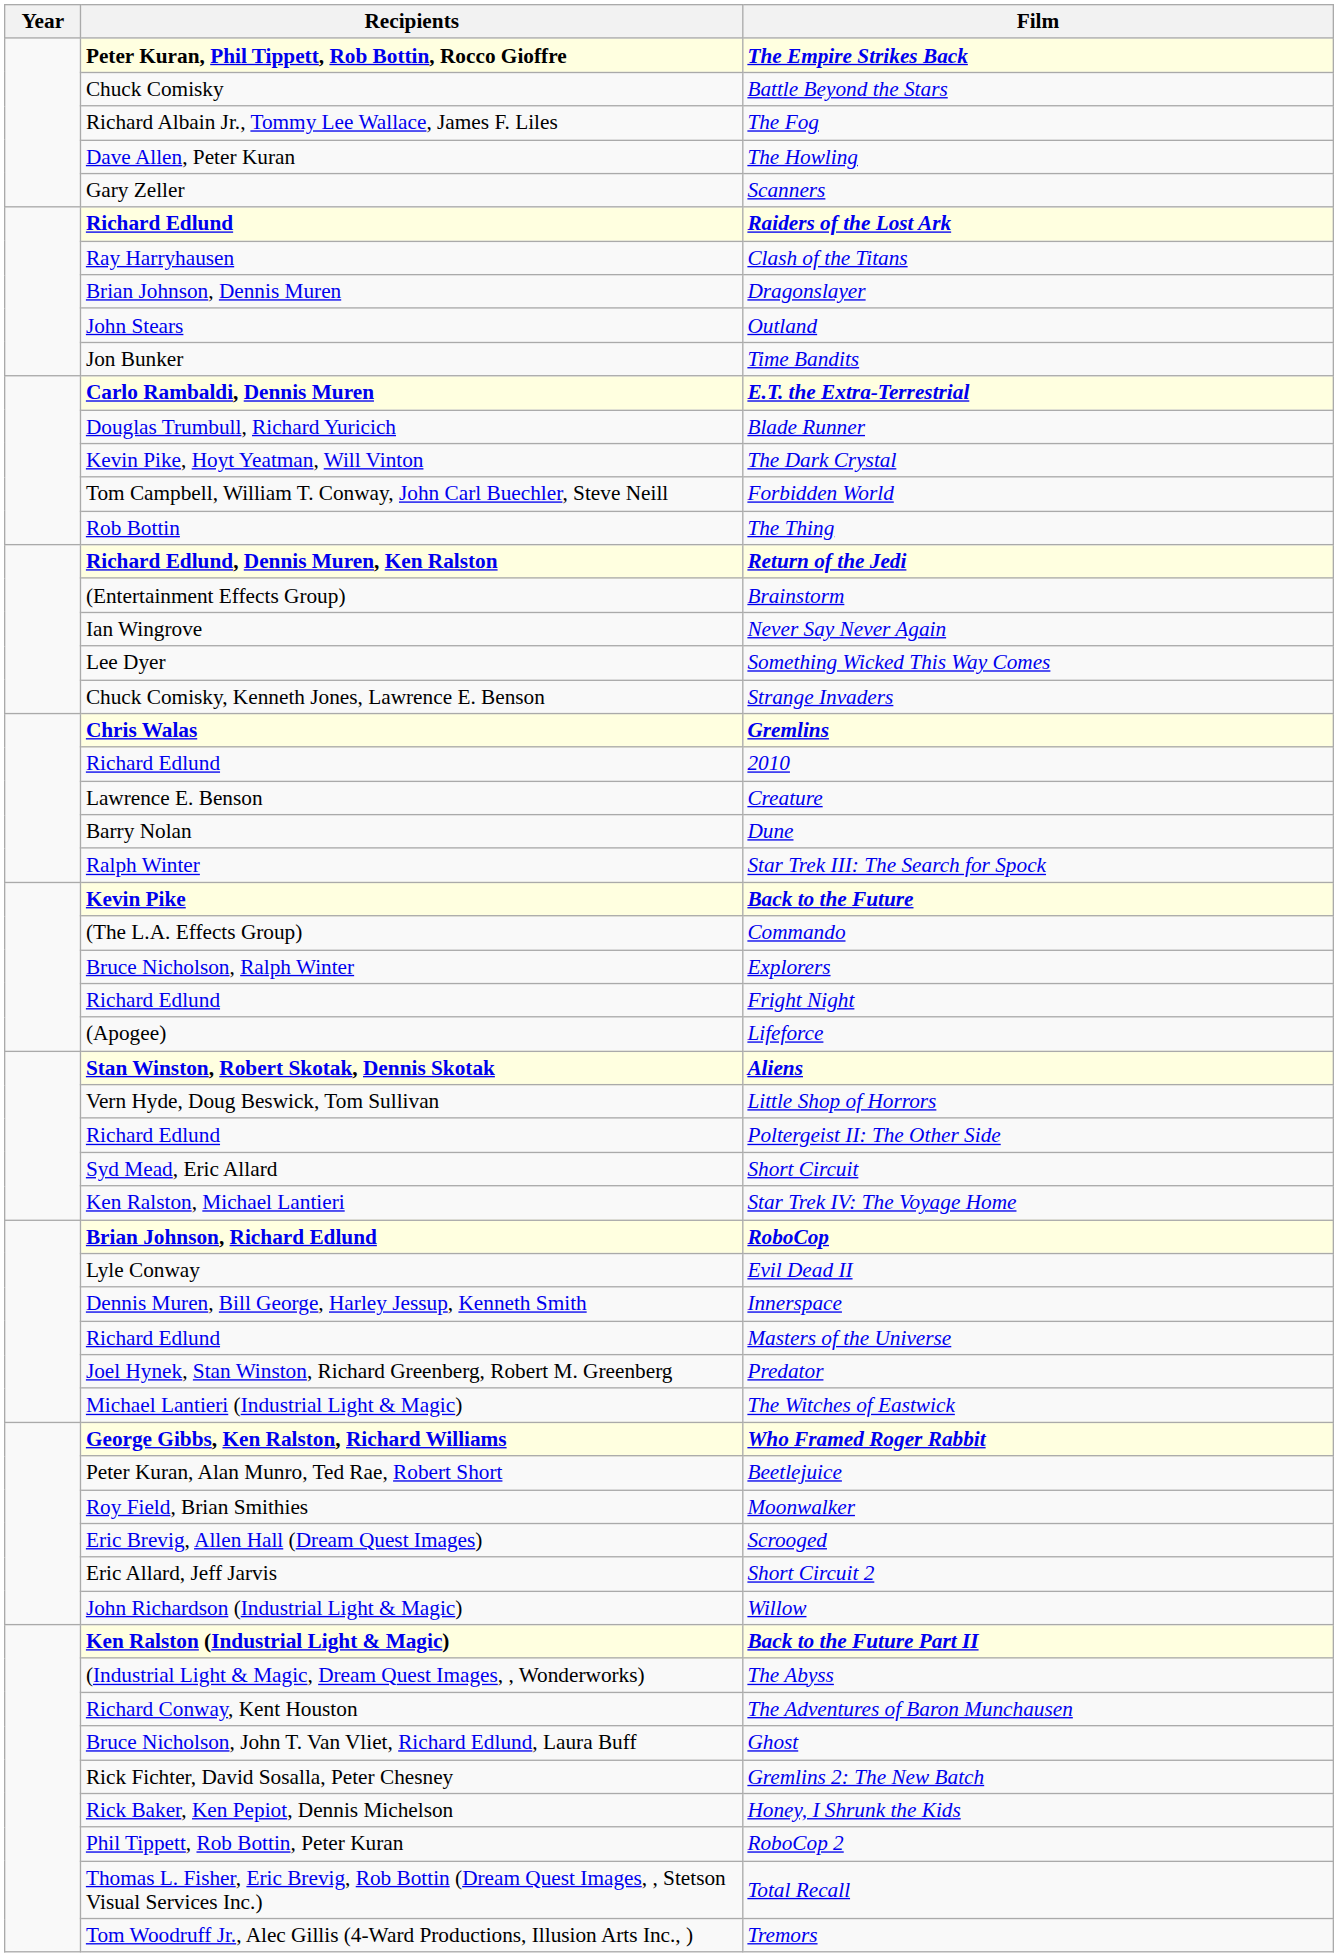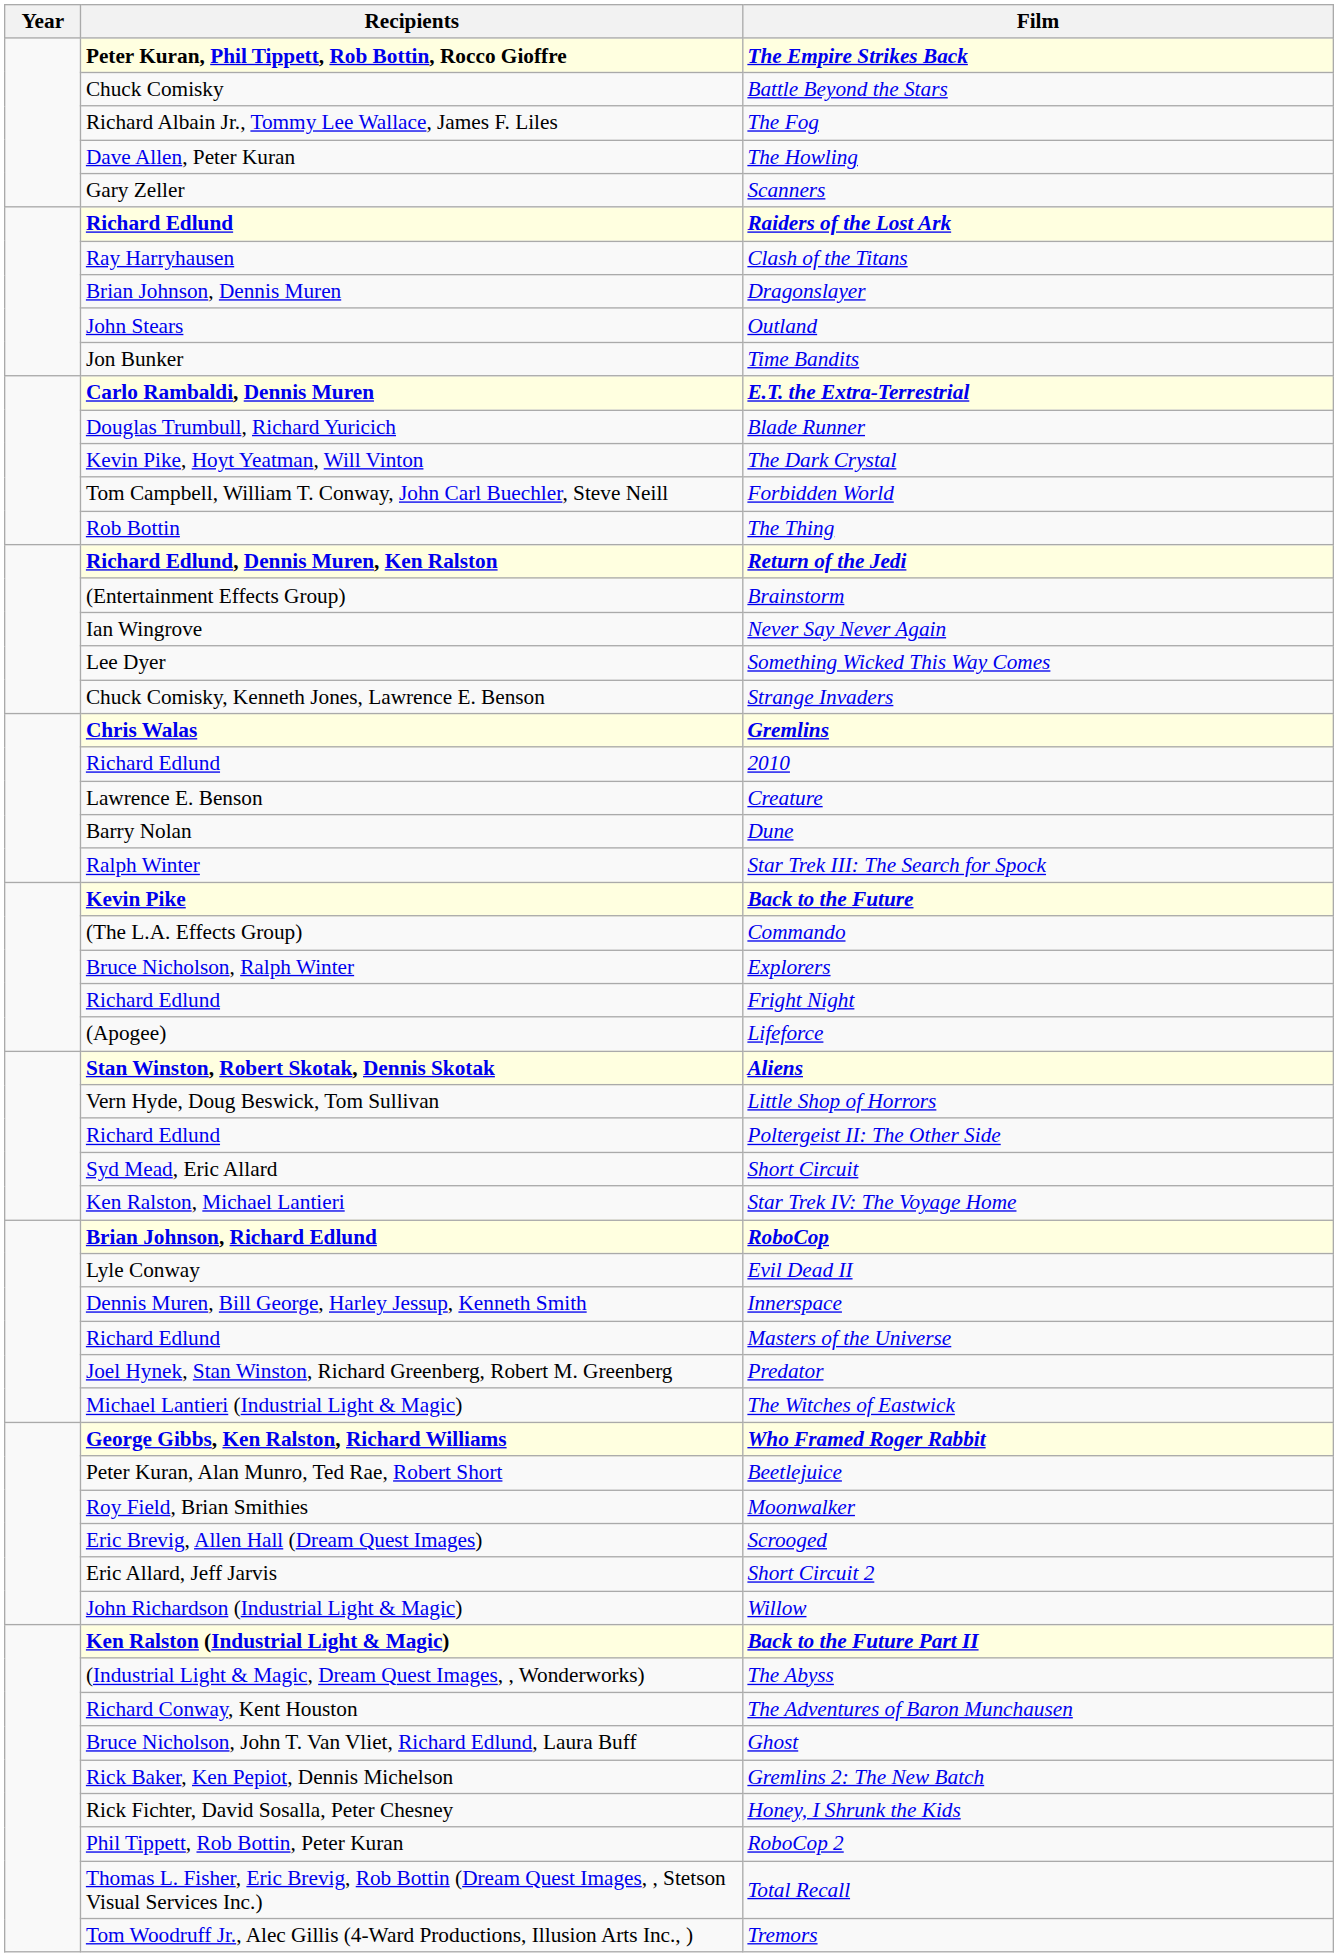(270, 1776) Rick Fichter, David Sosalla, Peter Chesney -> (270, 1776) Rick Baker, Ken Pepiot, Dennis Michelson
(270, 1810) Rick Baker, Ken Pepiot, Dennis Michelson -> (270, 1810) Rick Fichter, David Sosalla, Peter Chesney
